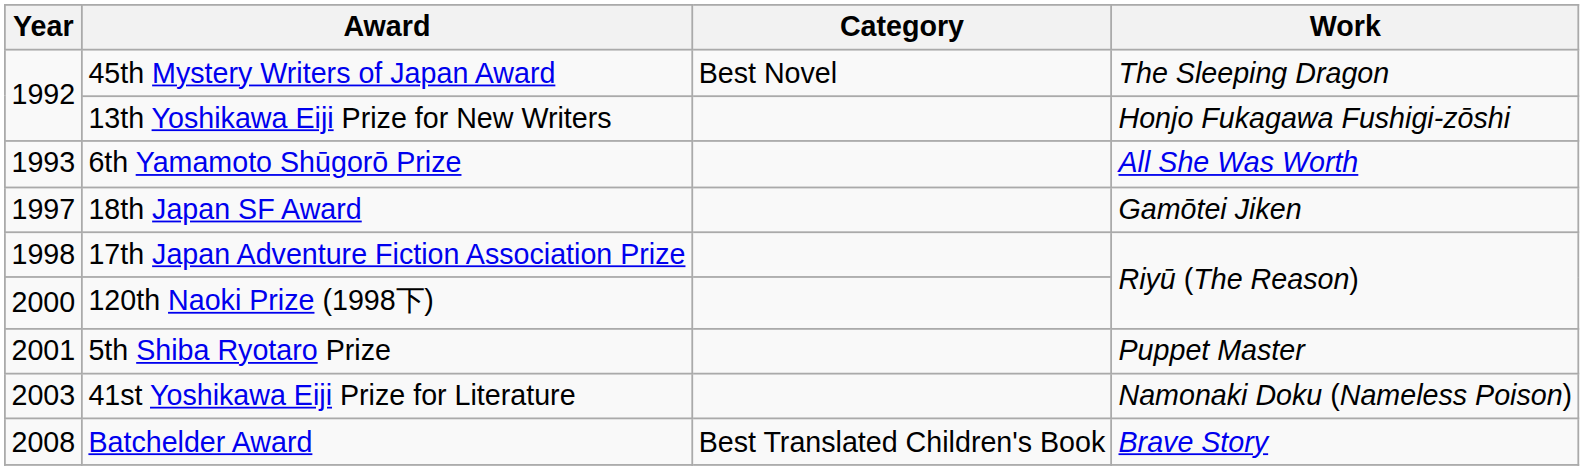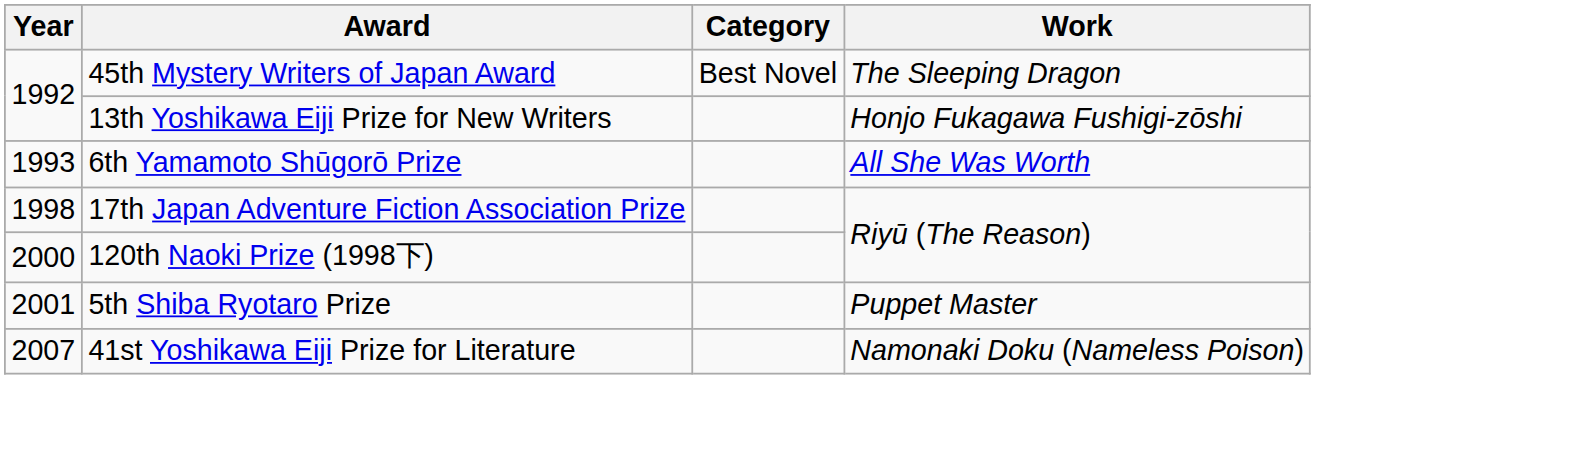- row: (225, 208)
(43, 395) 2003 -> (43, 350) 2007
- row: (200, 441)
